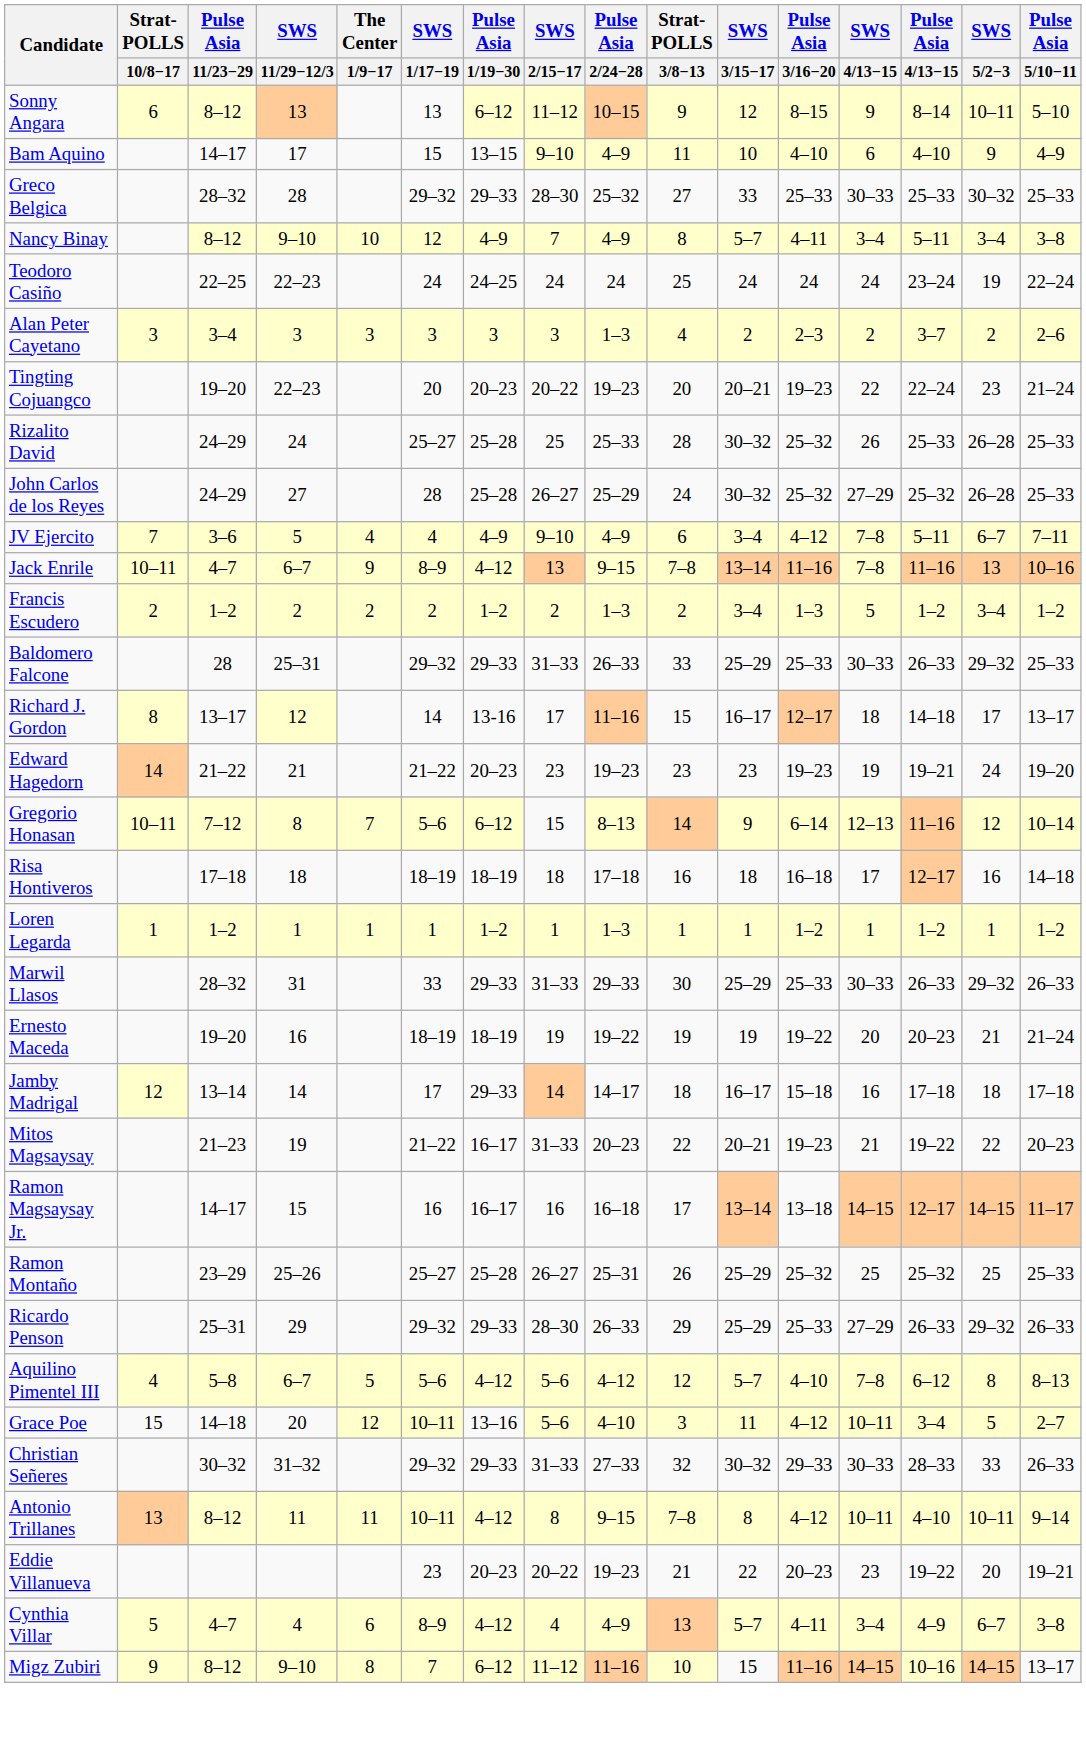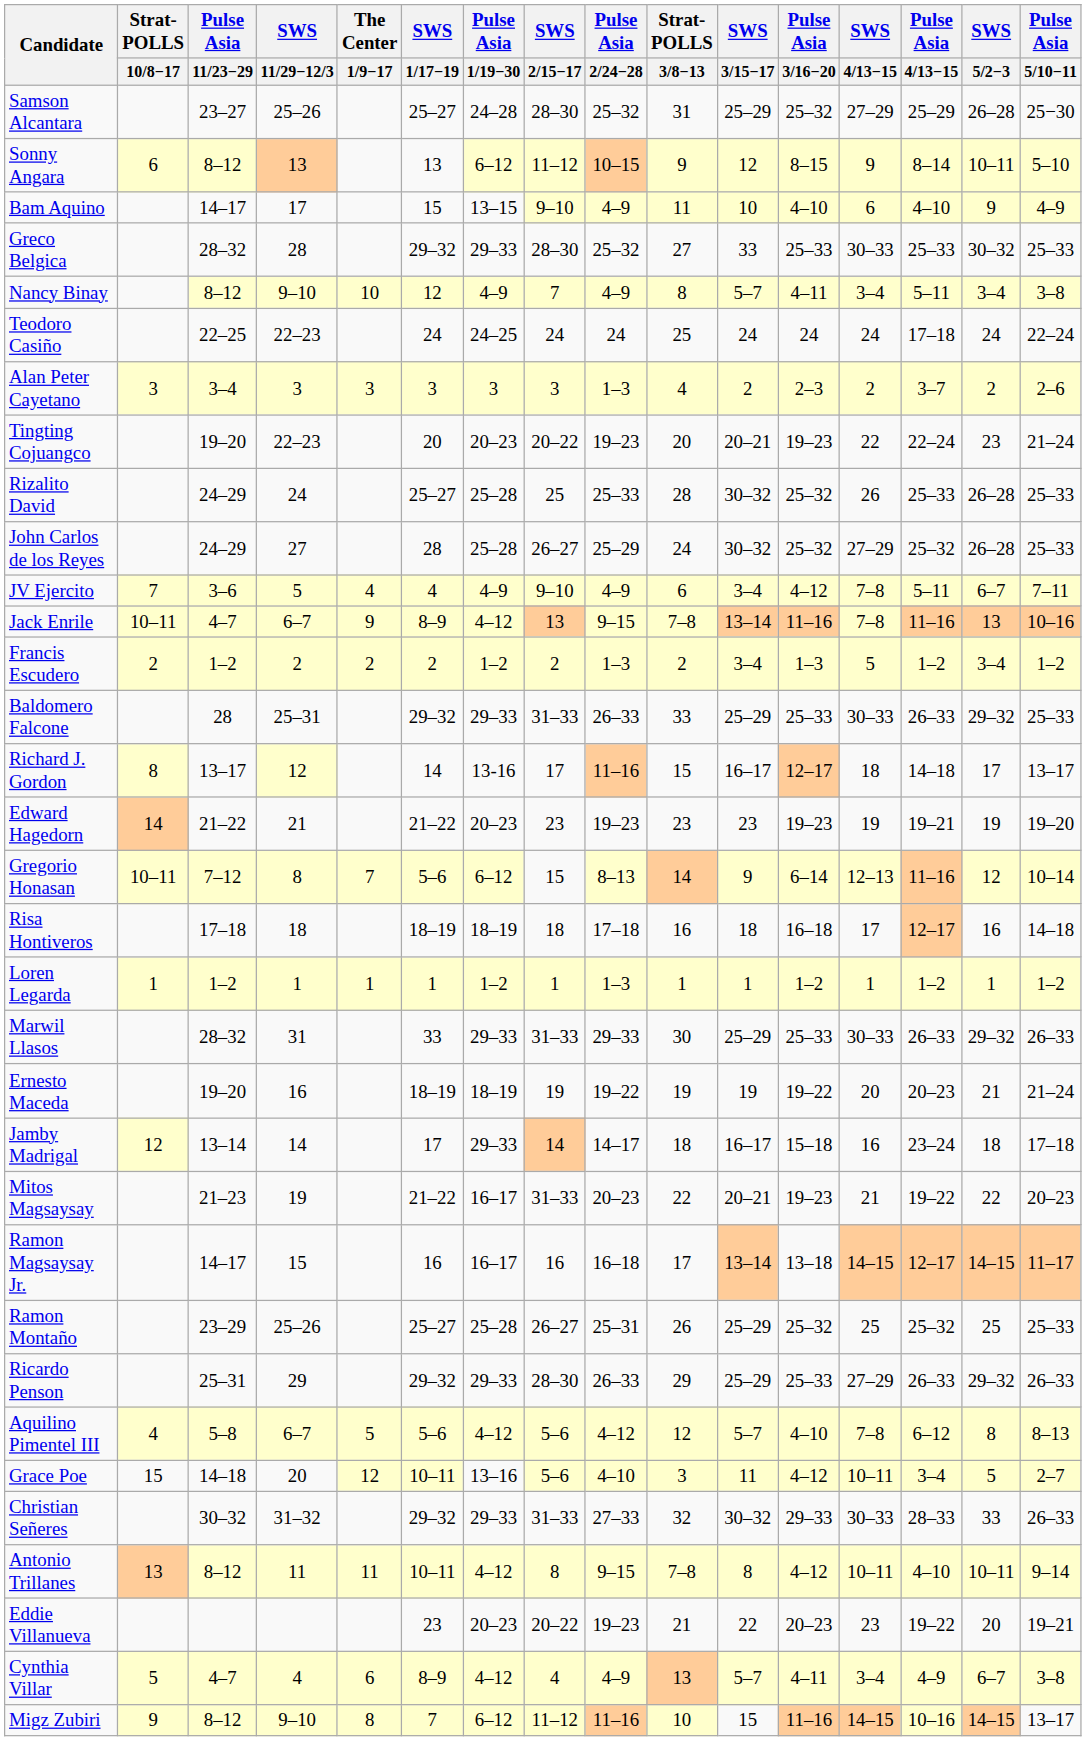+ row: (46, 112)
(931, 281) 23–24 -> (931, 334) 17–18
(991, 281) 19 -> (991, 334) 24
(991, 770) 24 -> (991, 823) 19
(931, 1090) 17–18 -> (931, 1144) 23–24
